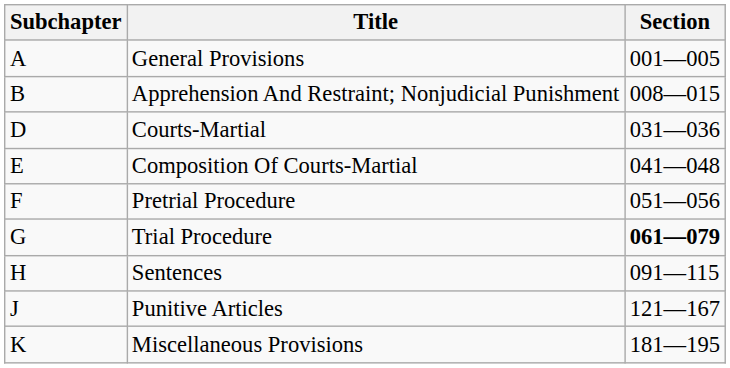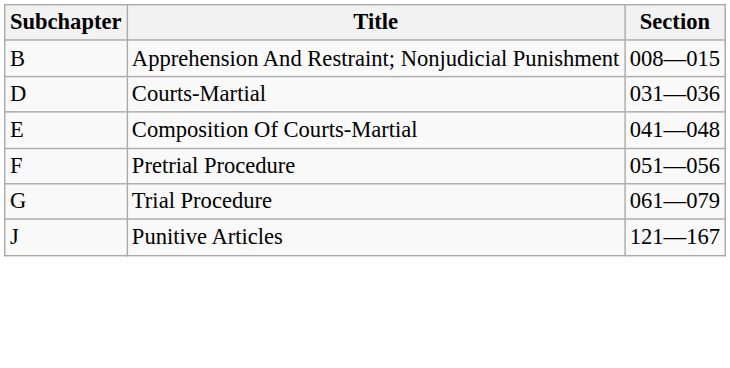- row: (218, 58)
(675, 237) bold -> (675, 201) normal
- row: (177, 272)
- row: (247, 344)
